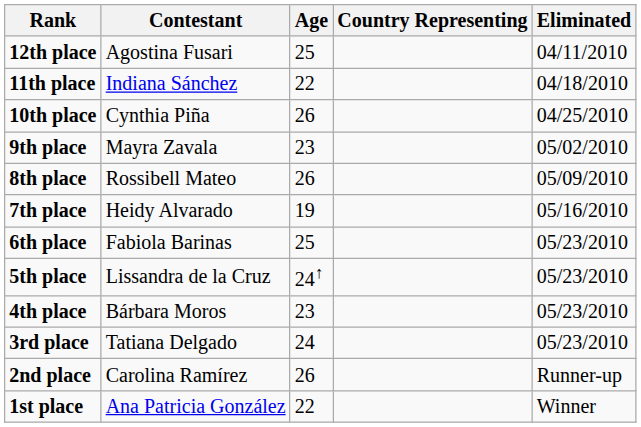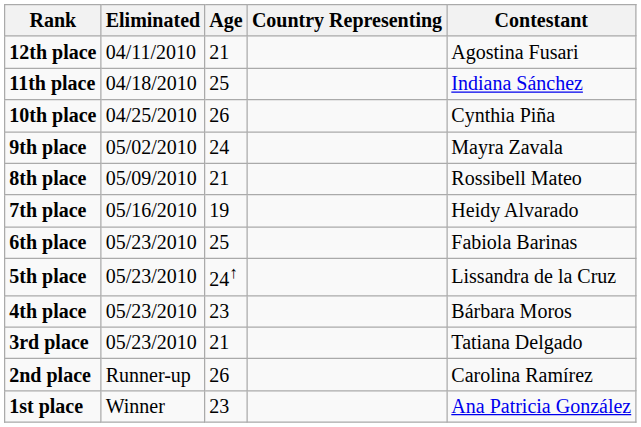columns swapped: (196, 20) <-> (584, 20)
(305, 52) 25 -> (219, 52) 21
(305, 83) 22 -> (219, 83) 25
(305, 147) 23 -> (219, 147) 24
(305, 178) 26 -> (219, 178) 21
(305, 342) 24 -> (219, 342) 21
(305, 406) 22 -> (219, 406) 23
